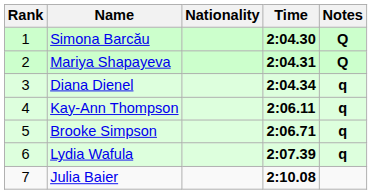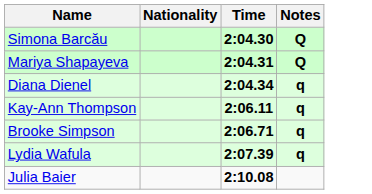- column: (26, 16)
